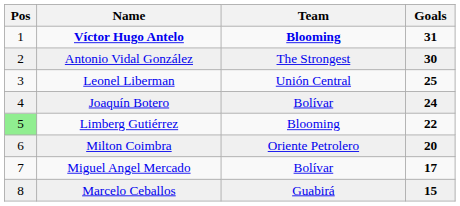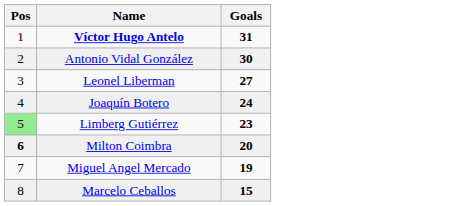- column: (313, 15)
(430, 81) 25 -> (246, 81) 27
(430, 124) 22 -> (246, 124) 23
(21, 146) normal -> (21, 146) bold
(430, 168) 17 -> (246, 168) 19
